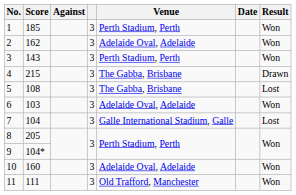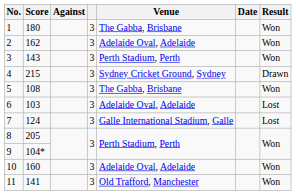(33, 27) 185 -> (33, 27) 180
(139, 27) Perth Stadium, Perth -> (140, 27) The Gabba, Brisbane
(140, 74) The Gabba, Brisbane -> (162, 74) Sydney Cricket Ground, Sydney
(271, 89) Lost -> (271, 89) Won
(271, 105) Won -> (271, 105) Lost
(33, 120) 104 -> (33, 120) 124
(32, 182) 111 -> (33, 182) 141
